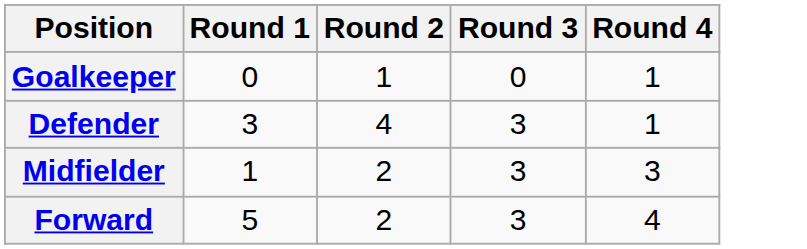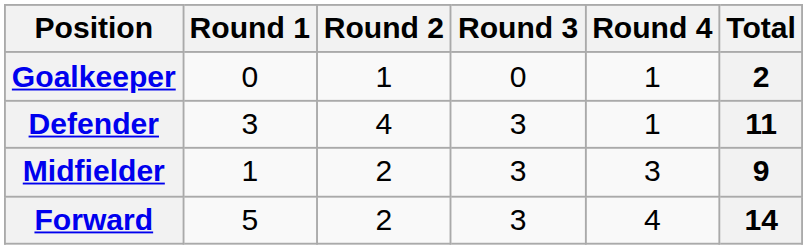+ column: (761, 28)
